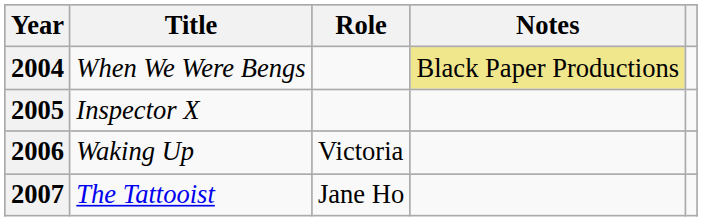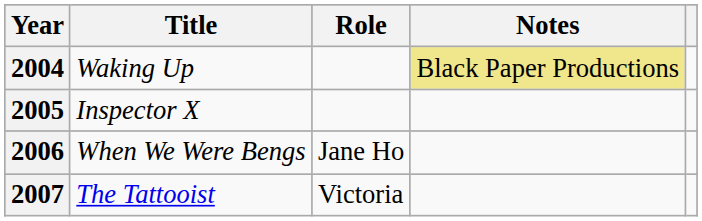(191, 67) When We Were Bengs -> (135, 67) Waking Up
(135, 151) Waking Up -> (191, 151) When We Were Bengs
(361, 151) Victoria -> (361, 151) Jane Ho
(361, 194) Jane Ho -> (361, 194) Victoria
